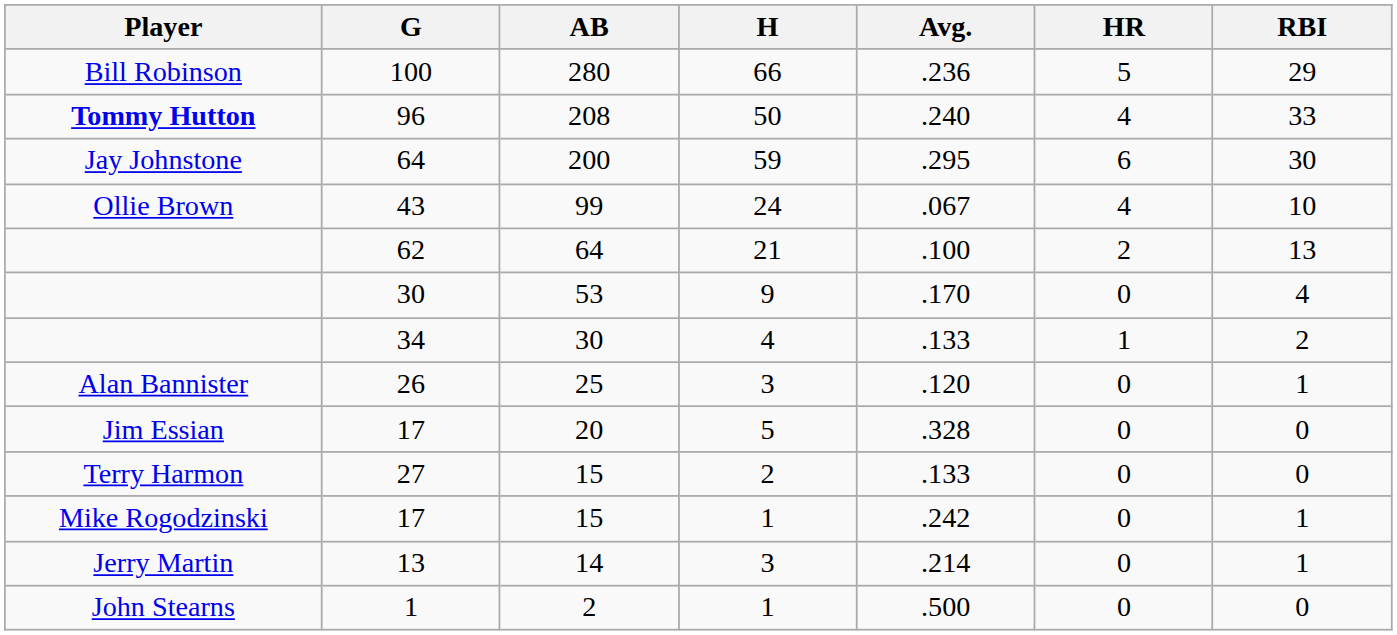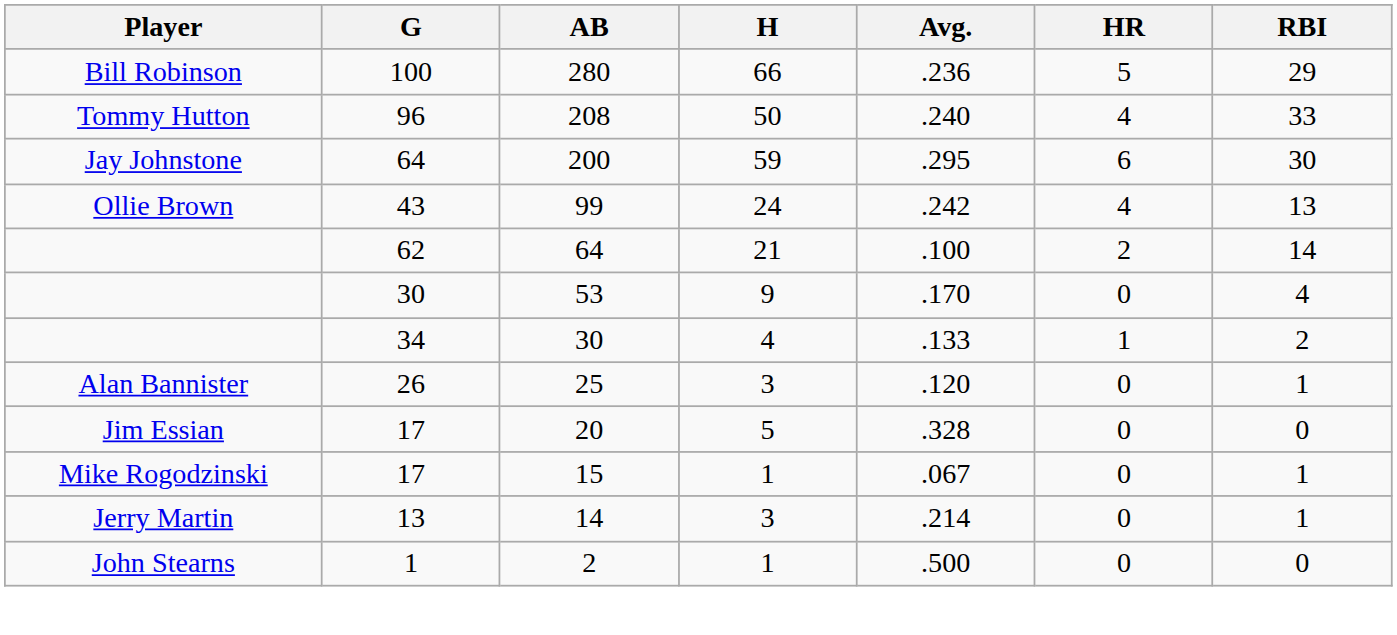(163, 116) bold -> (163, 116) normal
(946, 205) .067 -> (946, 205) .242
(1302, 205) 10 -> (1302, 205) 13
(1302, 250) 13 -> (1302, 250) 14
- row: (411, 473)
(946, 518) .242 -> (946, 473) .067
